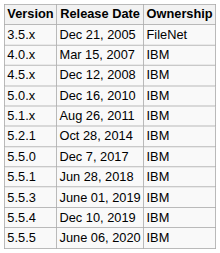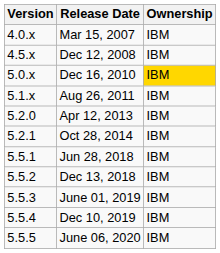- row: (98, 34)
(158, 95) no background -> (158, 75) gold background
+ row: (96, 116)
- row: (94, 156)
+ row: (98, 177)
